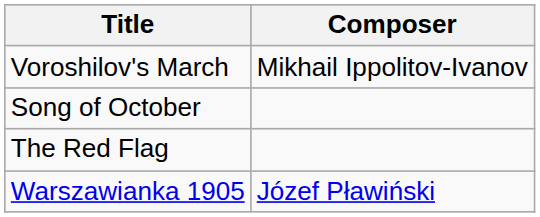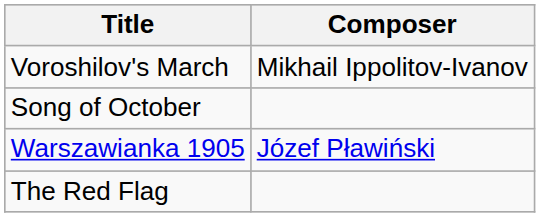rows swapped: (128, 190) <-> (90, 149)
